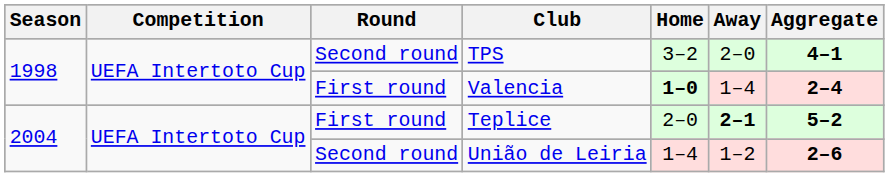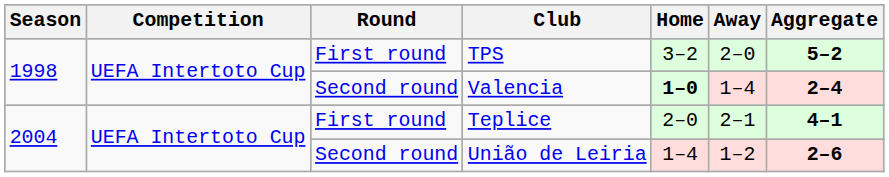(387, 55) Second round -> (381, 55) First round
(825, 55) 4–1 -> (825, 55) 5–2
(381, 88) First round -> (387, 88) Second round
(737, 121) bold -> (737, 121) normal
(825, 121) 5–2 -> (825, 121) 4–1
